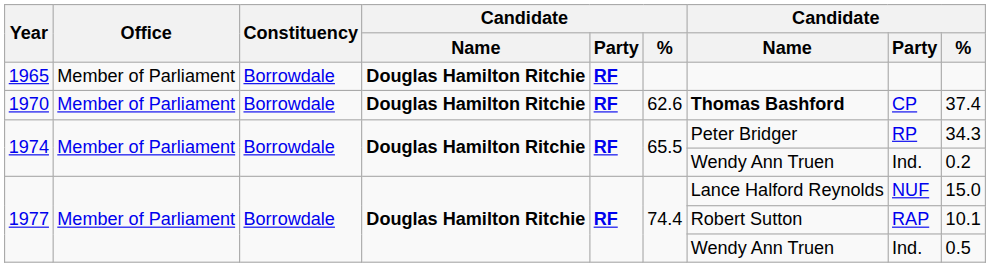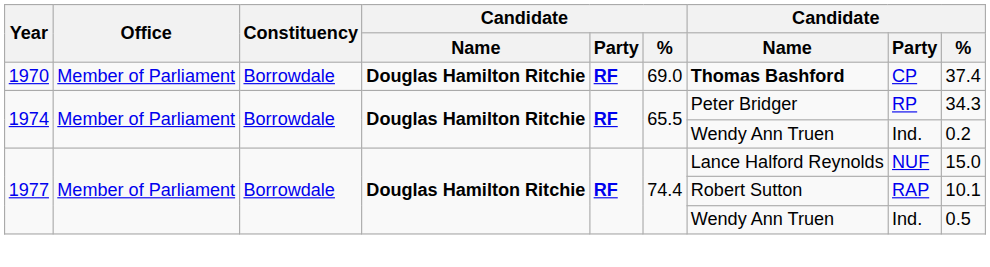- row: (29, 76)
(665, 104) 62.6 -> (665, 76) 69.0
